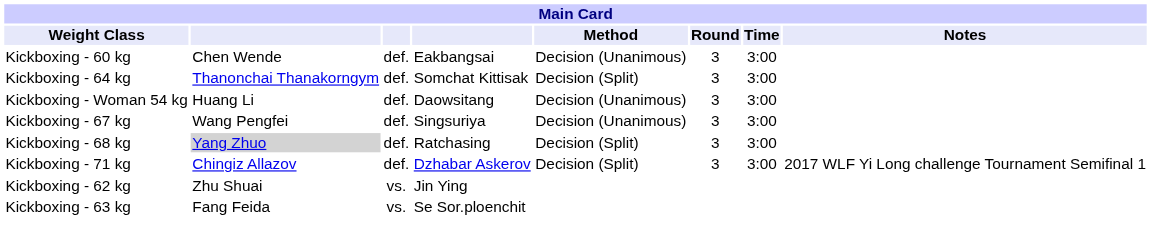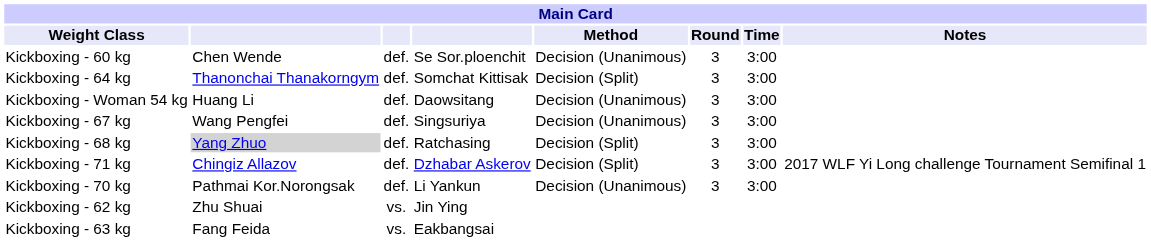(454, 57) Eakbangsai -> (470, 57) Se Sor.ploenchit
+ row: (68, 186)
(470, 207) Se Sor.ploenchit -> (454, 229) Eakbangsai
